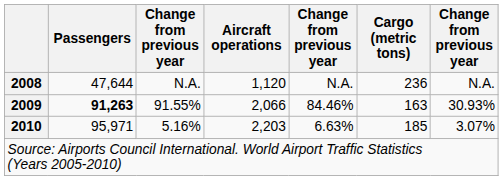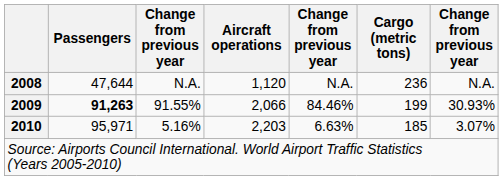(416, 105) 163 -> (416, 105) 199
